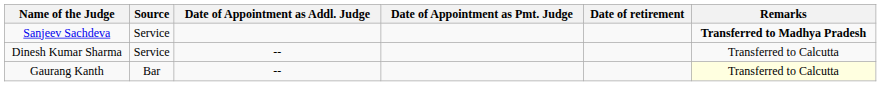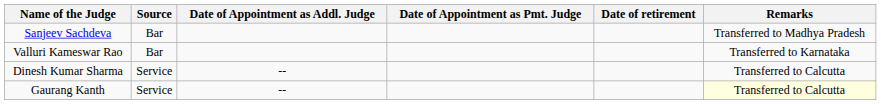(152, 33) Service -> (154, 33) Bar
(783, 33) bold -> (790, 33) normal
+ row: (68, 52)
(152, 71) Bar -> (154, 90) Service
